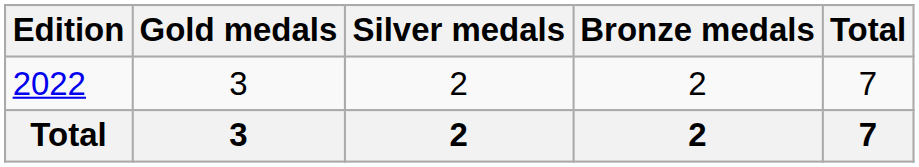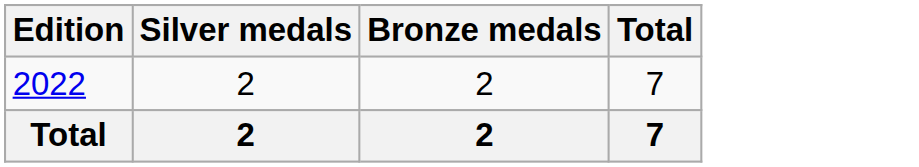- column: (238, 30)
